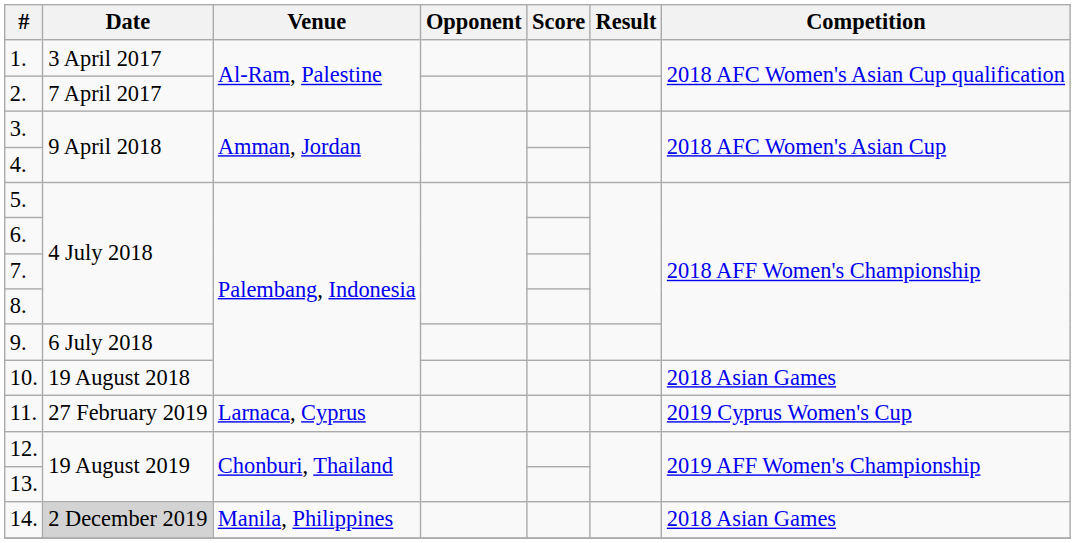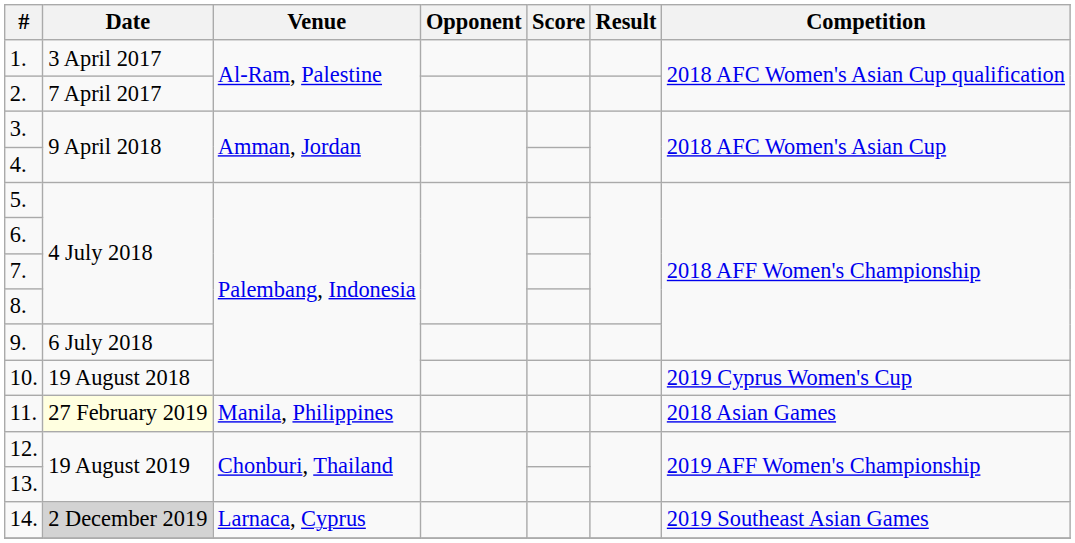(751, 377) 2018 Asian Games -> (789, 377) 2019 Cyprus Women's Cup
(128, 413) no background -> (128, 413) lightyellow background
(292, 413) Larnaca, Cyprus -> (306, 413) Manila, Philippines
(789, 413) 2019 Cyprus Women's Cup -> (751, 413) 2018 Asian Games
(306, 519) Manila, Philippines -> (292, 519) Larnaca, Cyprus
(751, 519) 2018 Asian Games -> (798, 519) 2019 Southeast Asian Games
